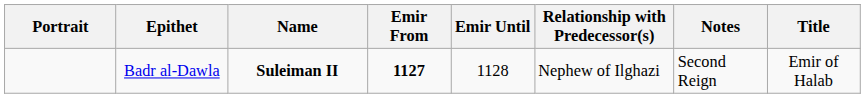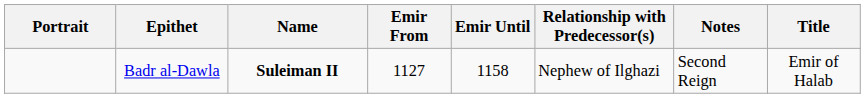(409, 70) bold -> (409, 70) normal
(493, 70) 1128 -> (493, 70) 1158
